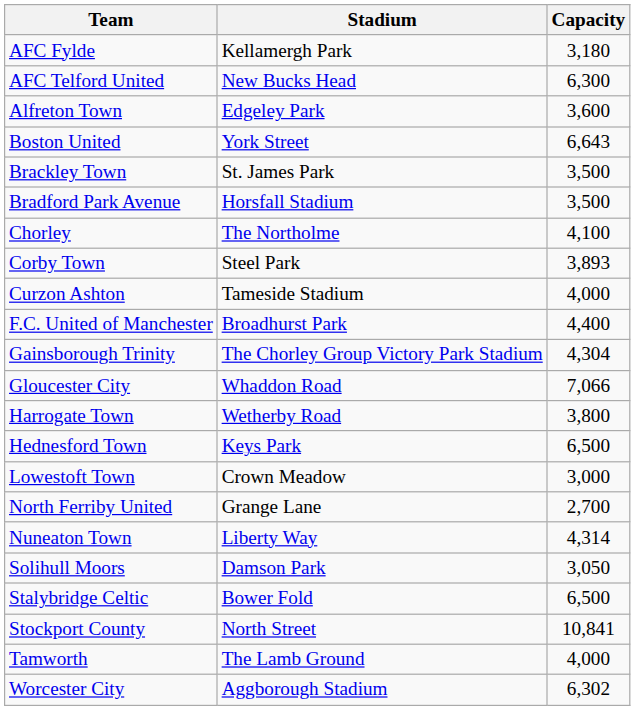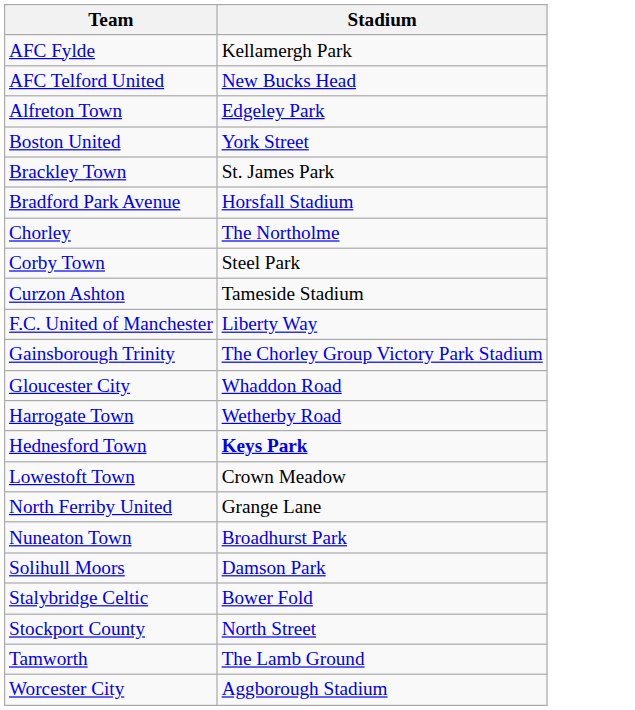- column: (588, 19)
(284, 324) Broadhurst Park -> (269, 324) Liberty Way
(261, 446) normal -> (265, 446) bold
(269, 537) Liberty Way -> (284, 537) Broadhurst Park
